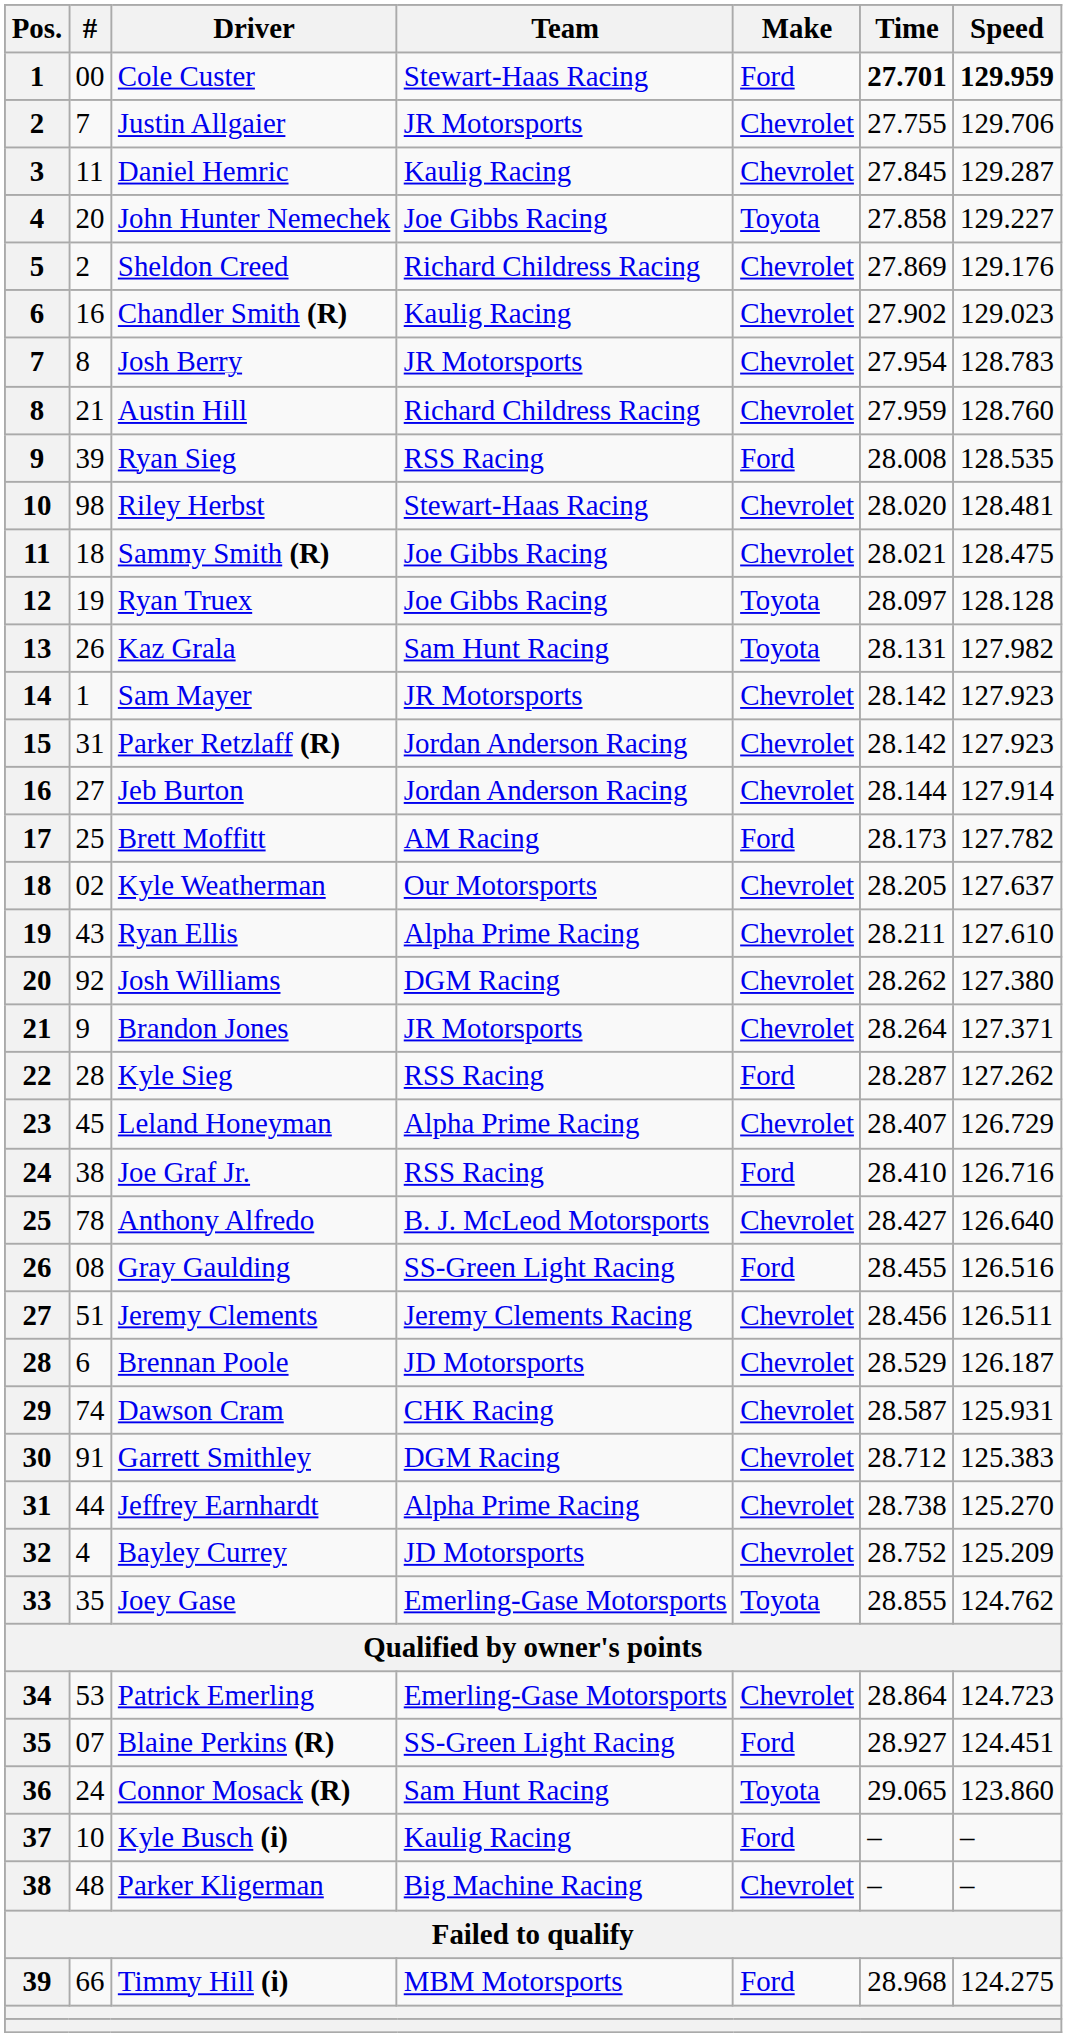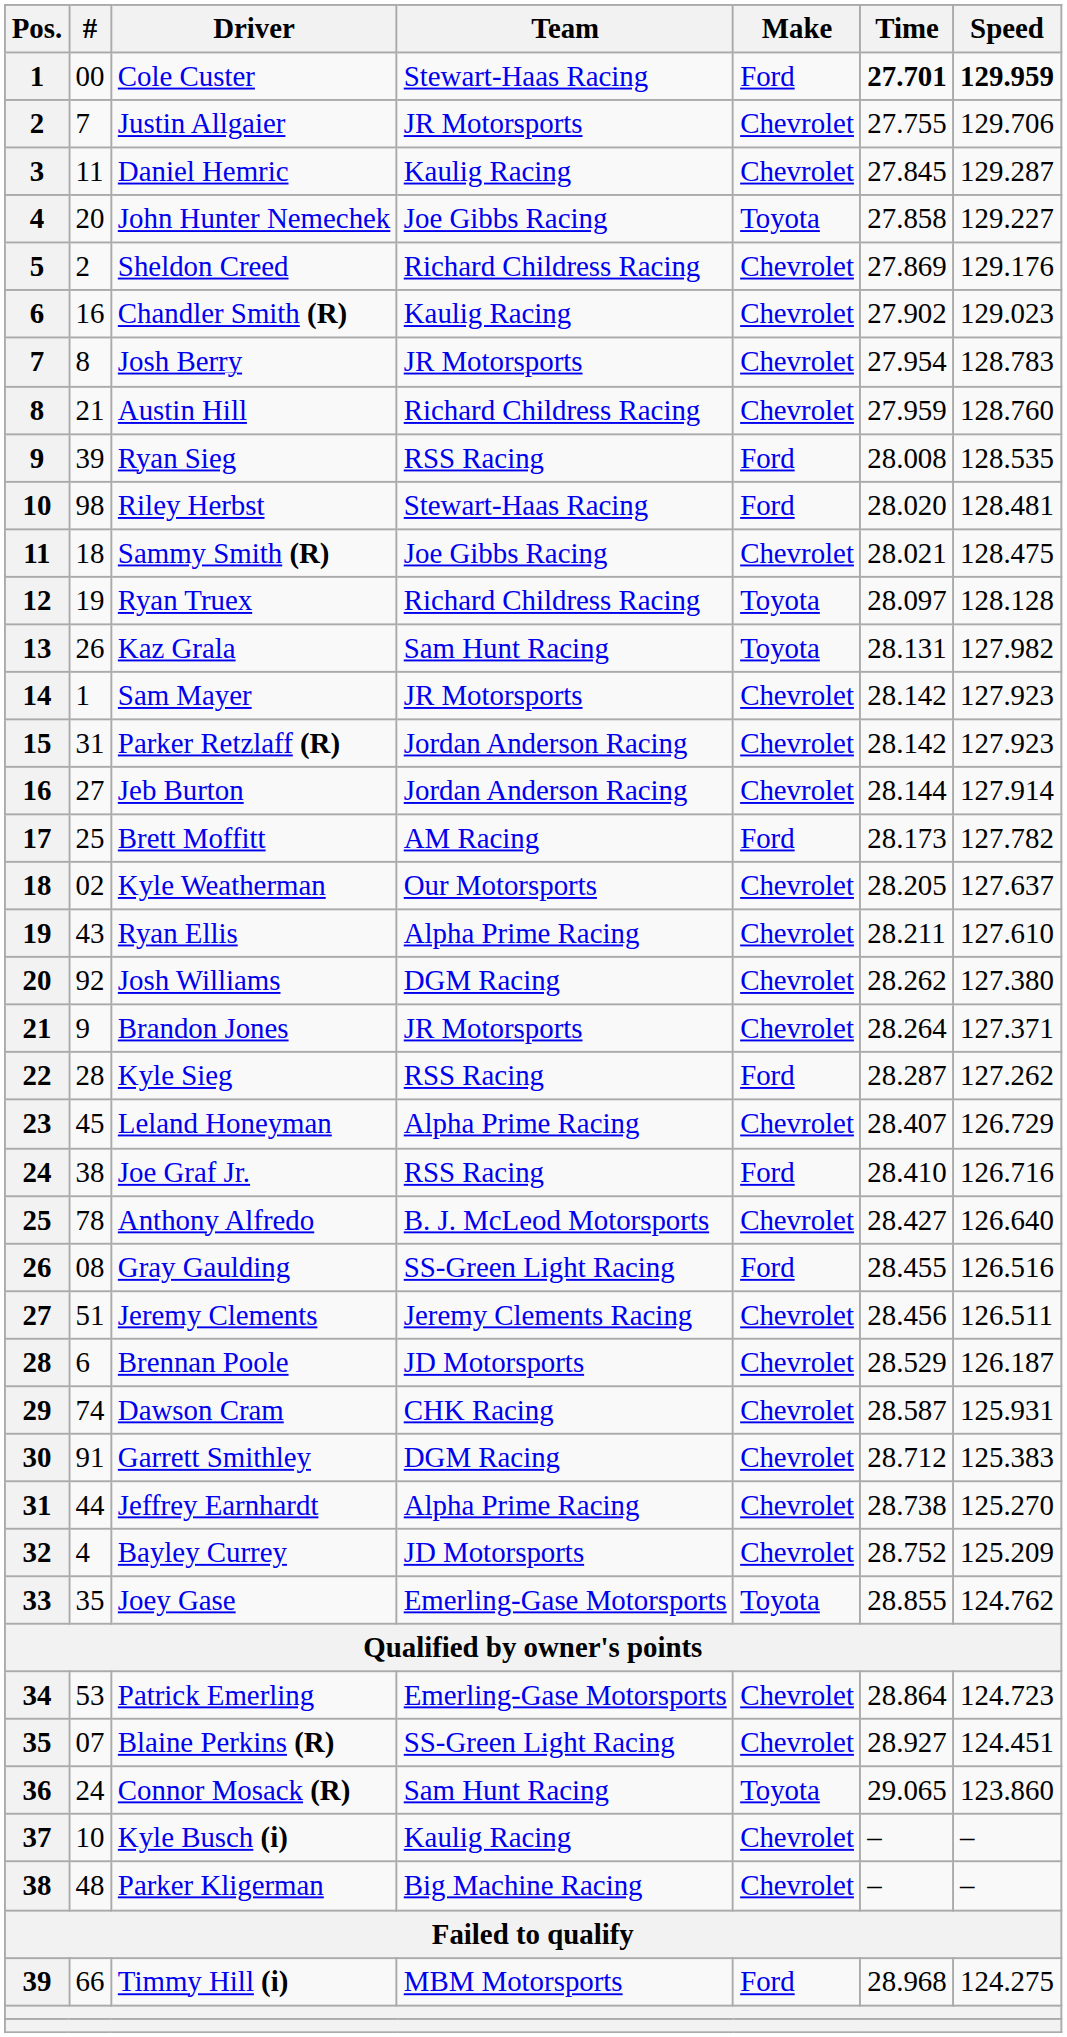(797, 504) Chevrolet -> (767, 504) Ford
(506, 599) Joe Gibbs Racing -> (552, 599) Richard Childress Racing
(767, 1742) Ford -> (797, 1742) Chevrolet
(767, 1838) Ford -> (797, 1838) Chevrolet
